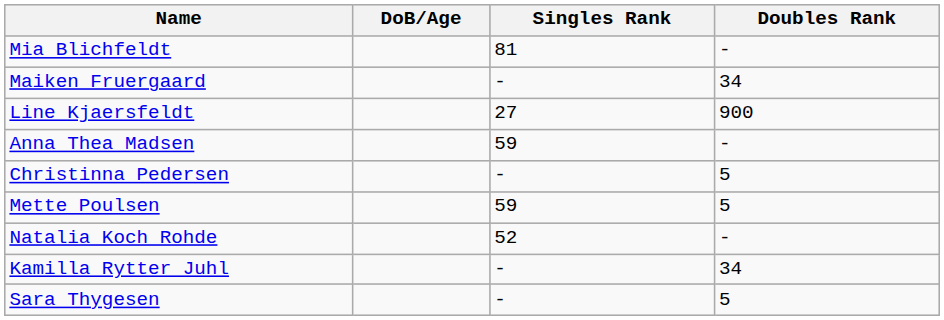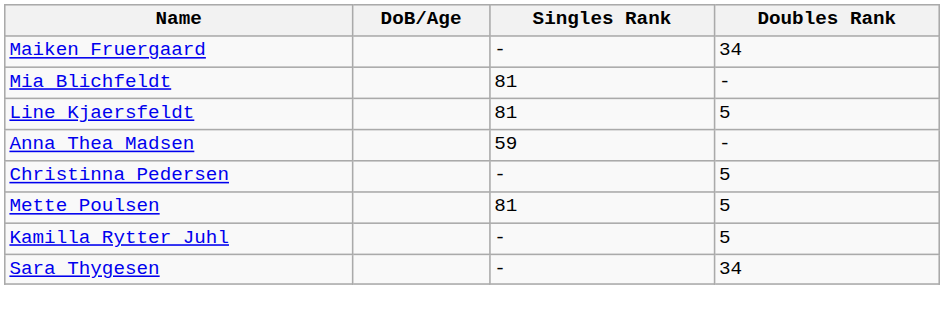rows swapped: (90, 52) <-> (108, 83)
(506, 114) 27 -> (506, 114) 81
(736, 114) 900 -> (725, 114) 5
(506, 207) 59 -> (506, 207) 81
- row: (113, 238)
(731, 269) 34 -> (725, 238) 5
(725, 301) 5 -> (731, 269) 34
